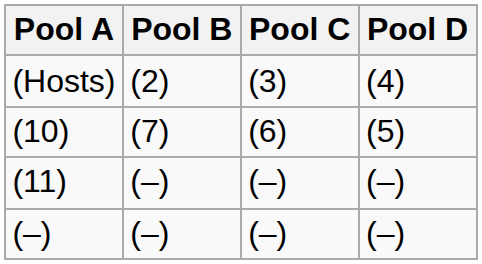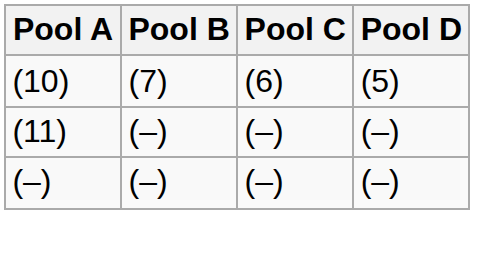- row: (64, 80)
